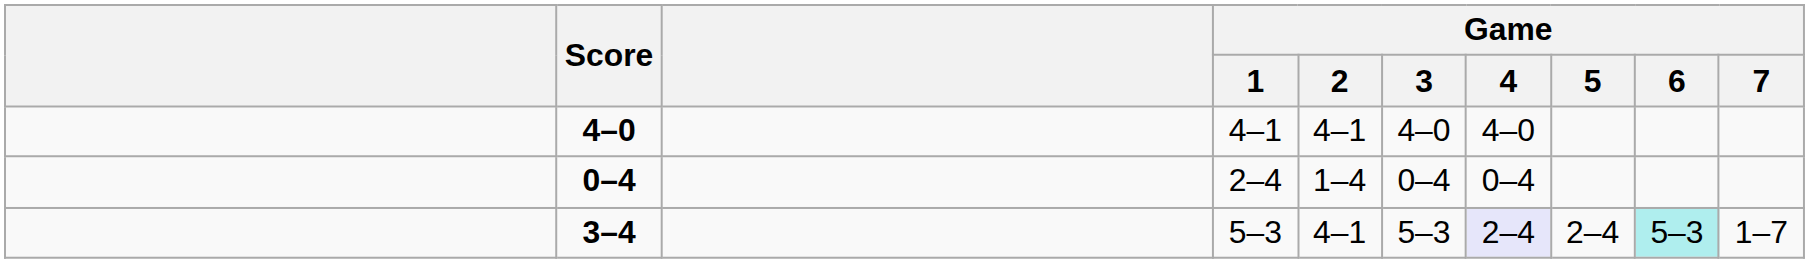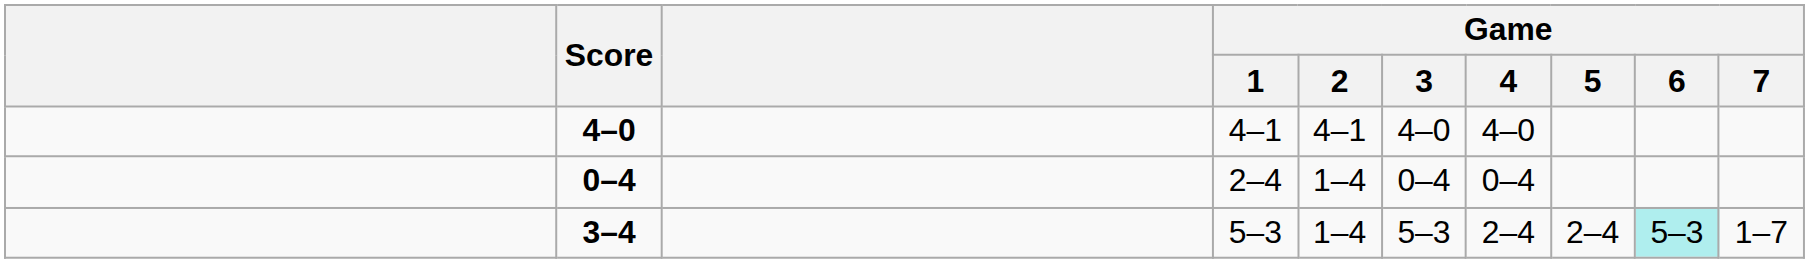(1340, 231) 4–1 -> (1340, 231) 1–4
(1508, 231) lavender background -> (1508, 231) no background
